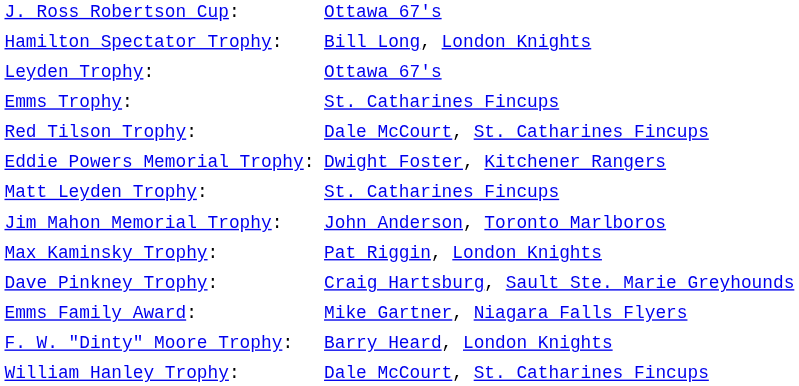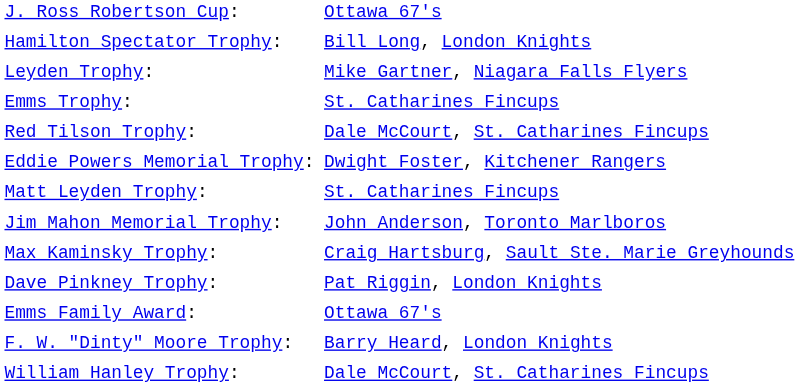(383, 72) Ottawa 67's -> (506, 72) Mike Gartner, Niagara Falls Flyers
(463, 253) Pat Riggin, London Knights -> (559, 253) Craig Hartsburg, Sault Ste. Marie Greyhounds
(559, 283) Craig Hartsburg, Sault Ste. Marie Greyhounds -> (463, 283) Pat Riggin, London Knights
(506, 313) Mike Gartner, Niagara Falls Flyers -> (383, 313) Ottawa 67's
